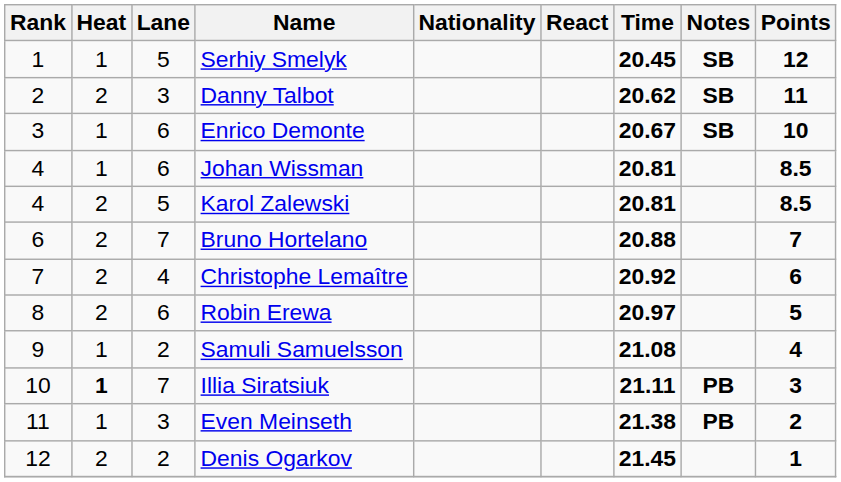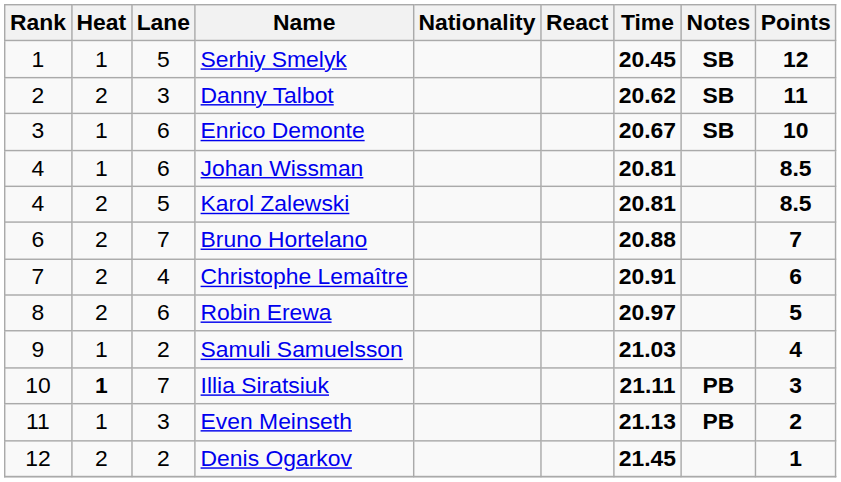(647, 276) 20.92 -> (647, 276) 20.91
(647, 349) 21.08 -> (647, 349) 21.03
(647, 421) 21.38 -> (647, 421) 21.13
